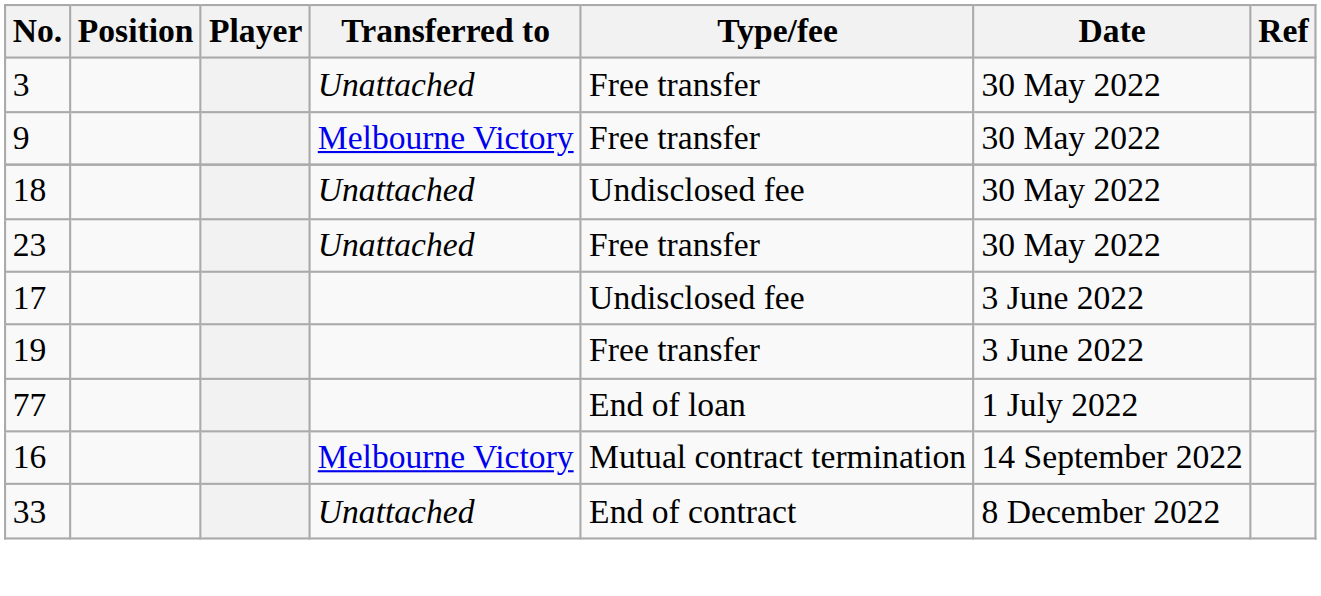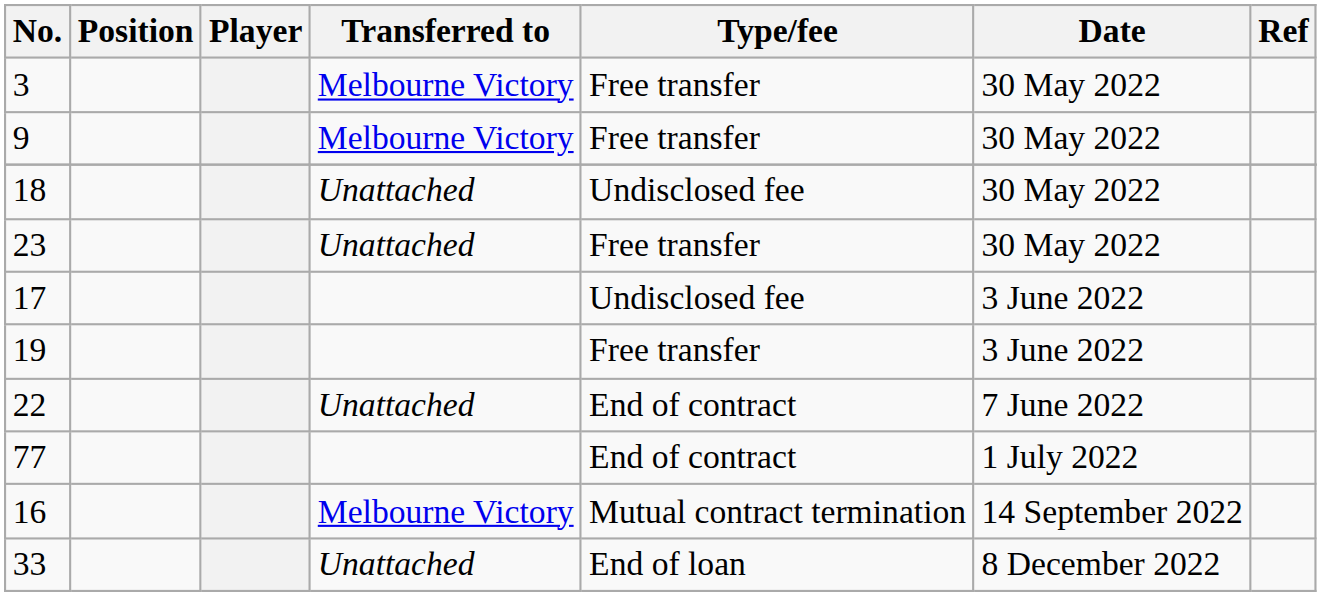(396, 84) Unattached -> (446, 84) Melbourne Victory
+ row: (30, 404)
(668, 404) End of loan -> (693, 457) End of contract
(693, 510) End of contract -> (668, 564) End of loan
